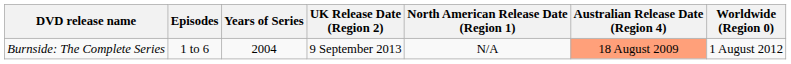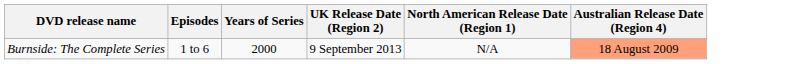- column: (746, 21)
(264, 48) 2004 -> (264, 48) 2000
